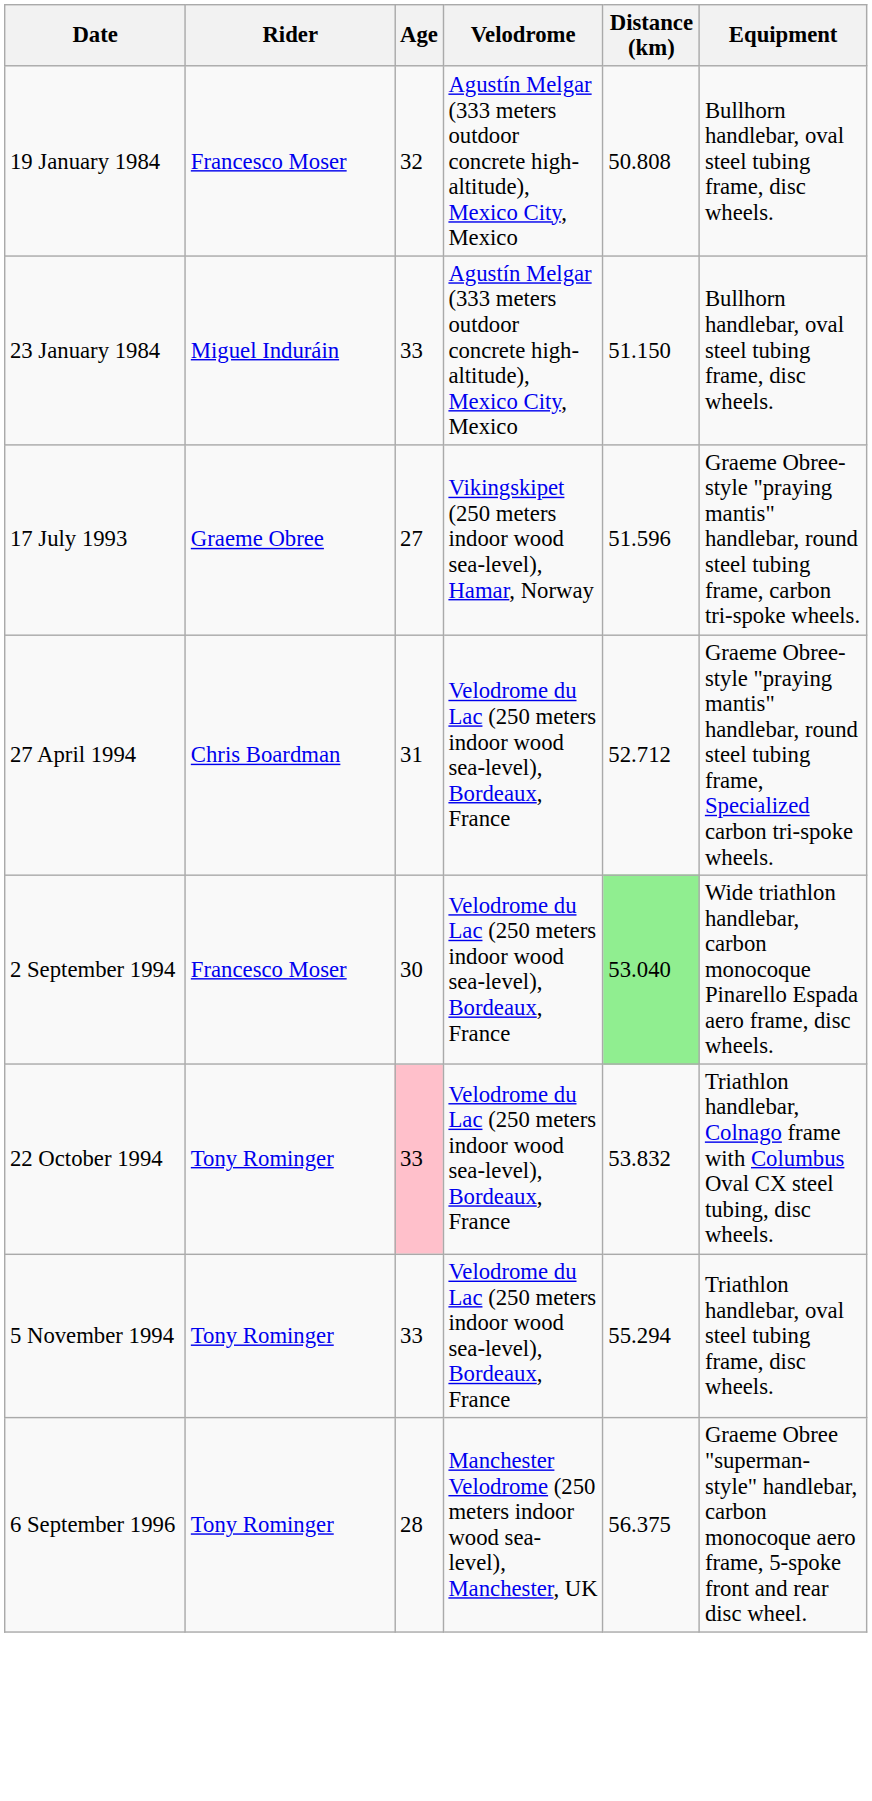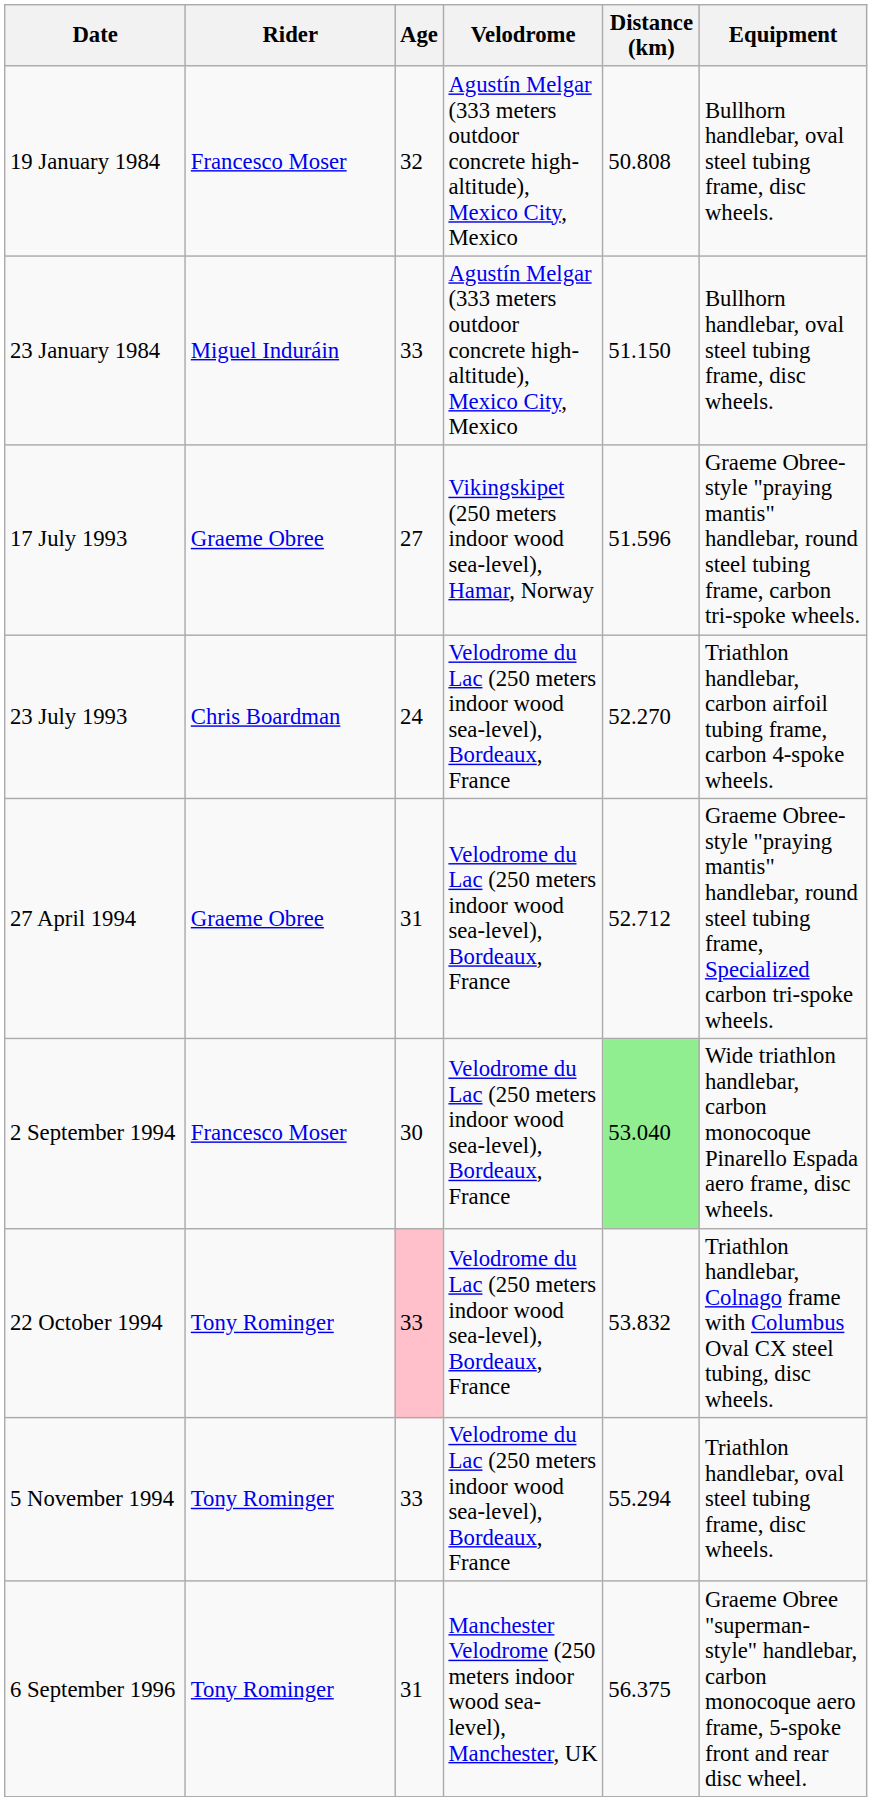+ row: (69, 716)
(266, 754) Chris Boardman -> (257, 918) Graeme Obree
(411, 1524) 28 -> (411, 1688) 31
